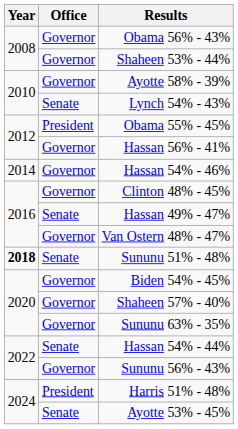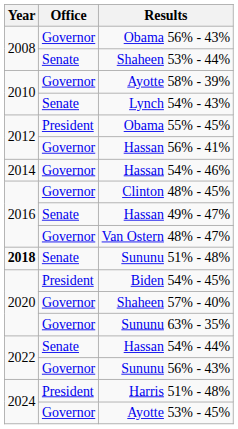(69, 59) Governor -> (60, 59) Senate
(69, 280) Governor -> (68, 280) President
(60, 412) Senate -> (69, 412) Governor
